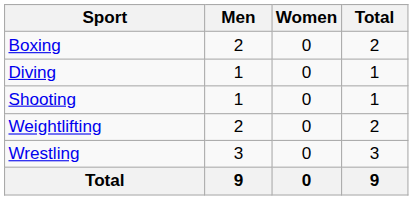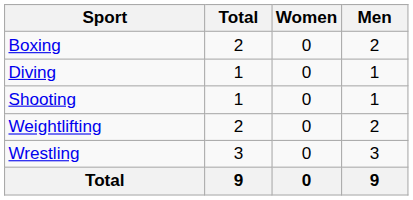columns swapped: (238, 18) <-> (375, 18)
